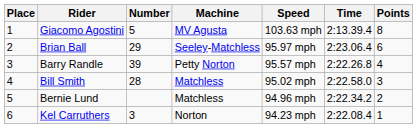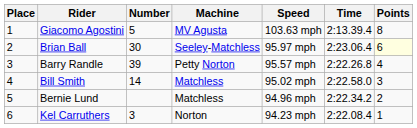(135, 47) 29 -> (135, 47) 30
(380, 47) no background -> (380, 47) lightyellow background
(135, 81) 28 -> (135, 81) 14
